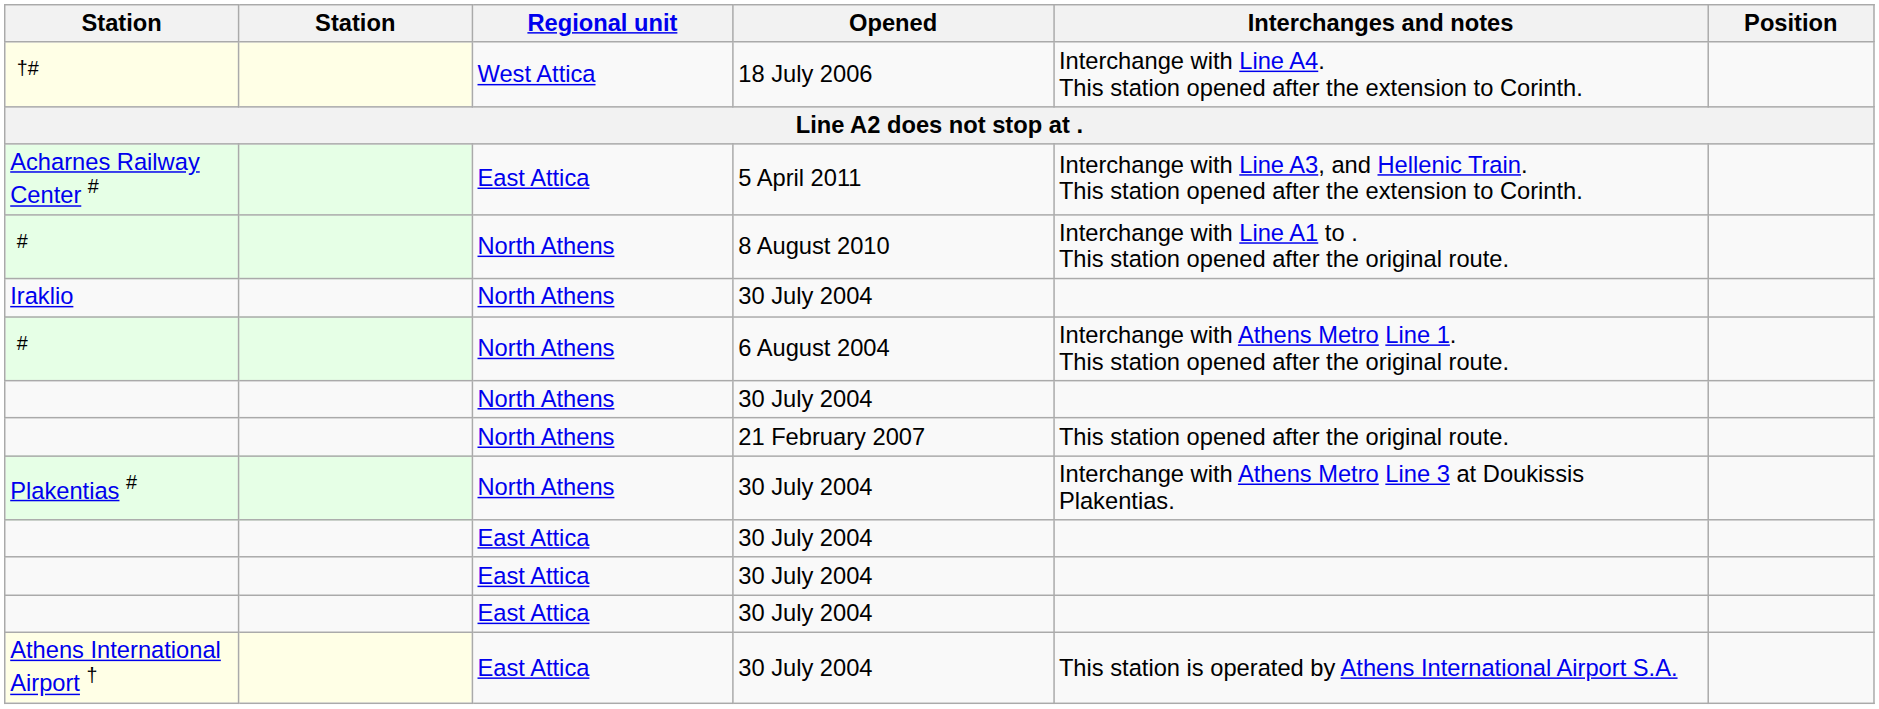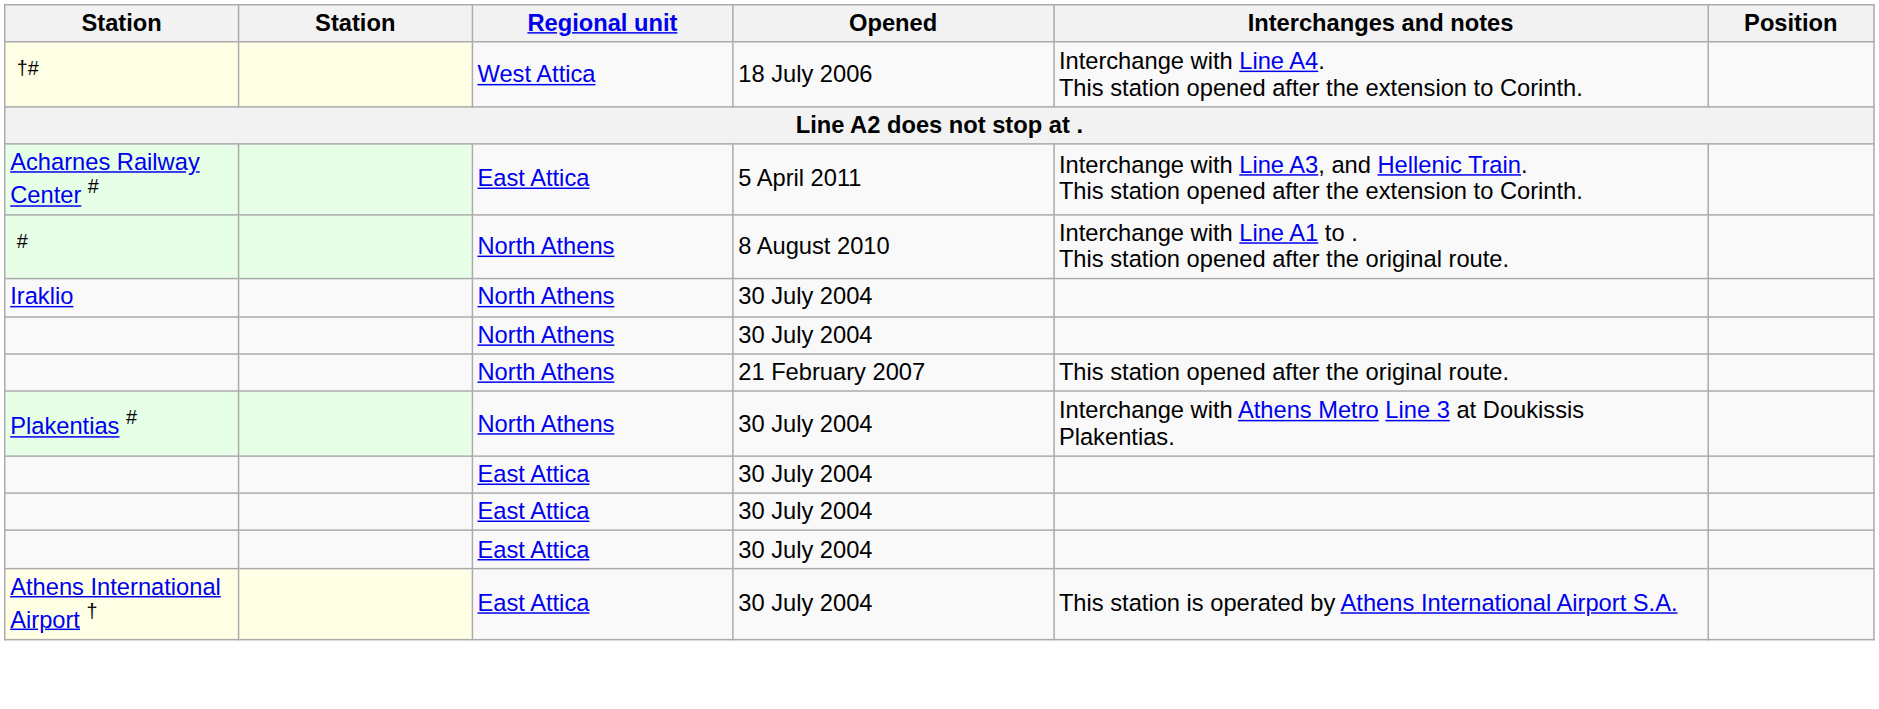- row: (19, 348)
